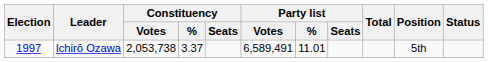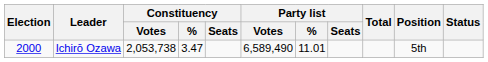(29, 48) 1997 -> (29, 48) 2000
(192, 48) 3.37 -> (192, 48) 3.47
(268, 48) 6,589,491 -> (268, 48) 6,589,490
